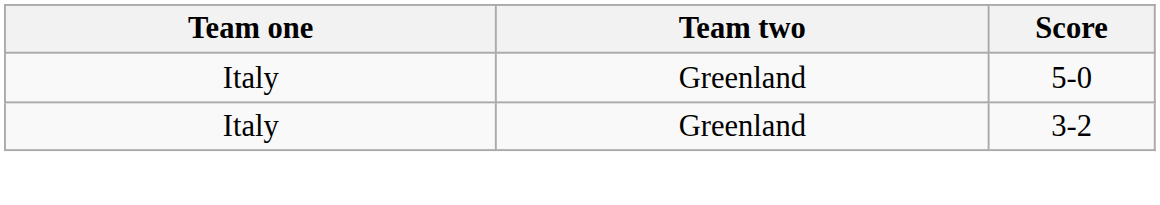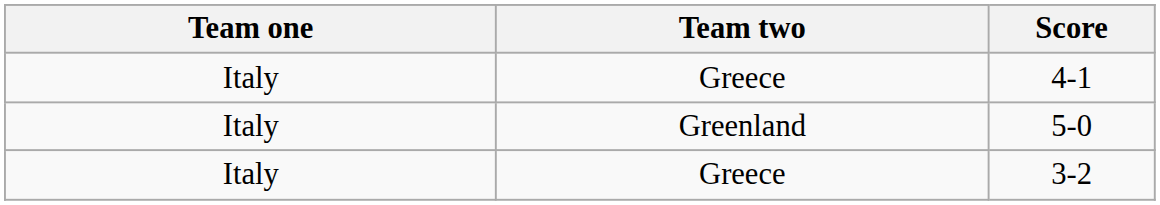+ row: (1072, 77)
(742, 125) Greenland -> (742, 174) Greece
